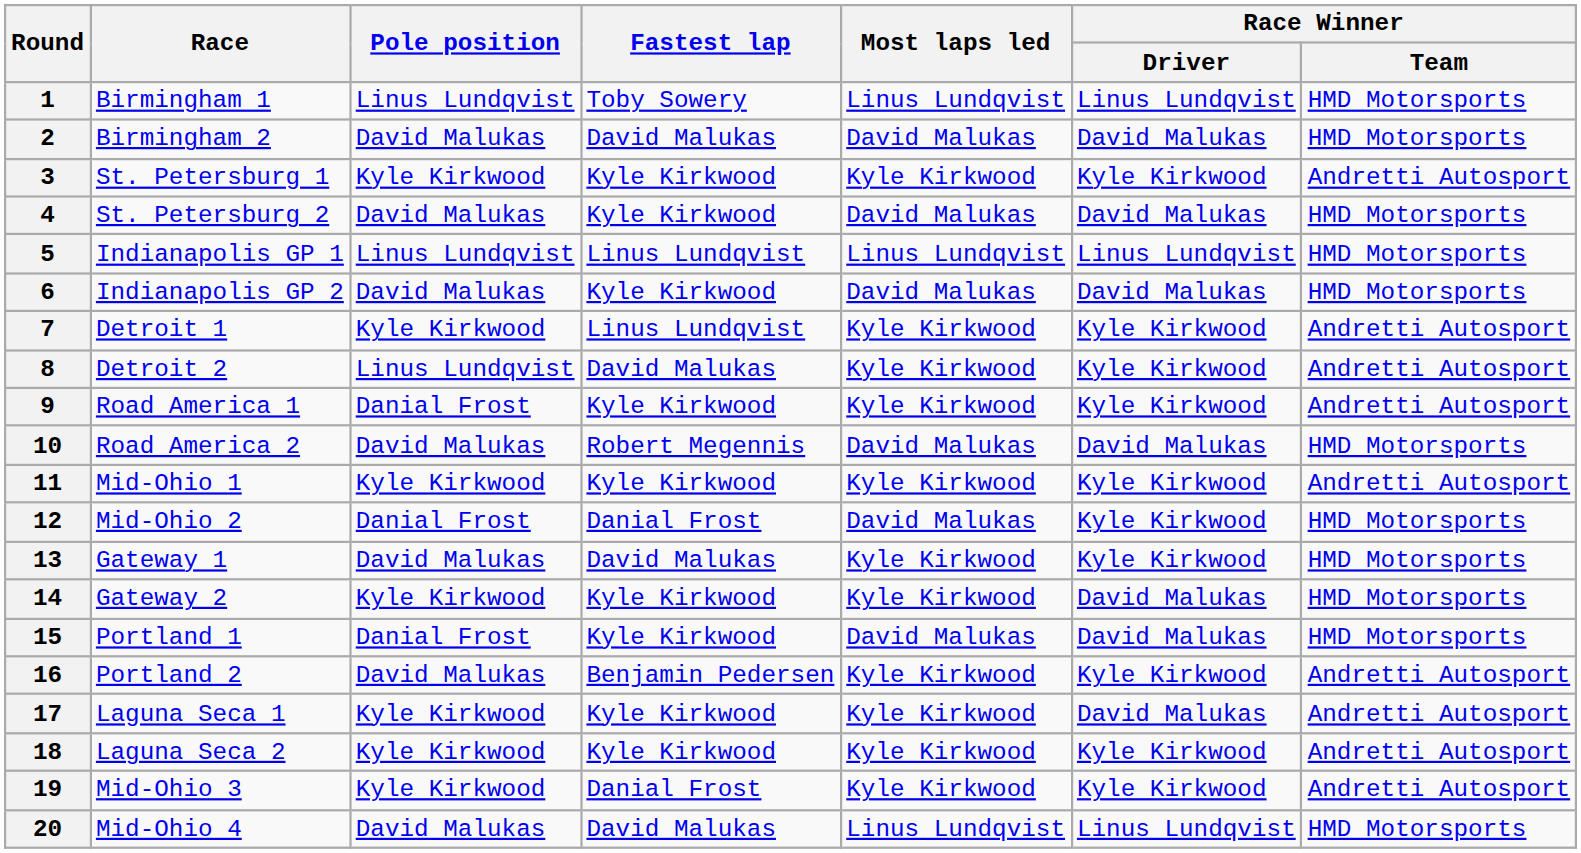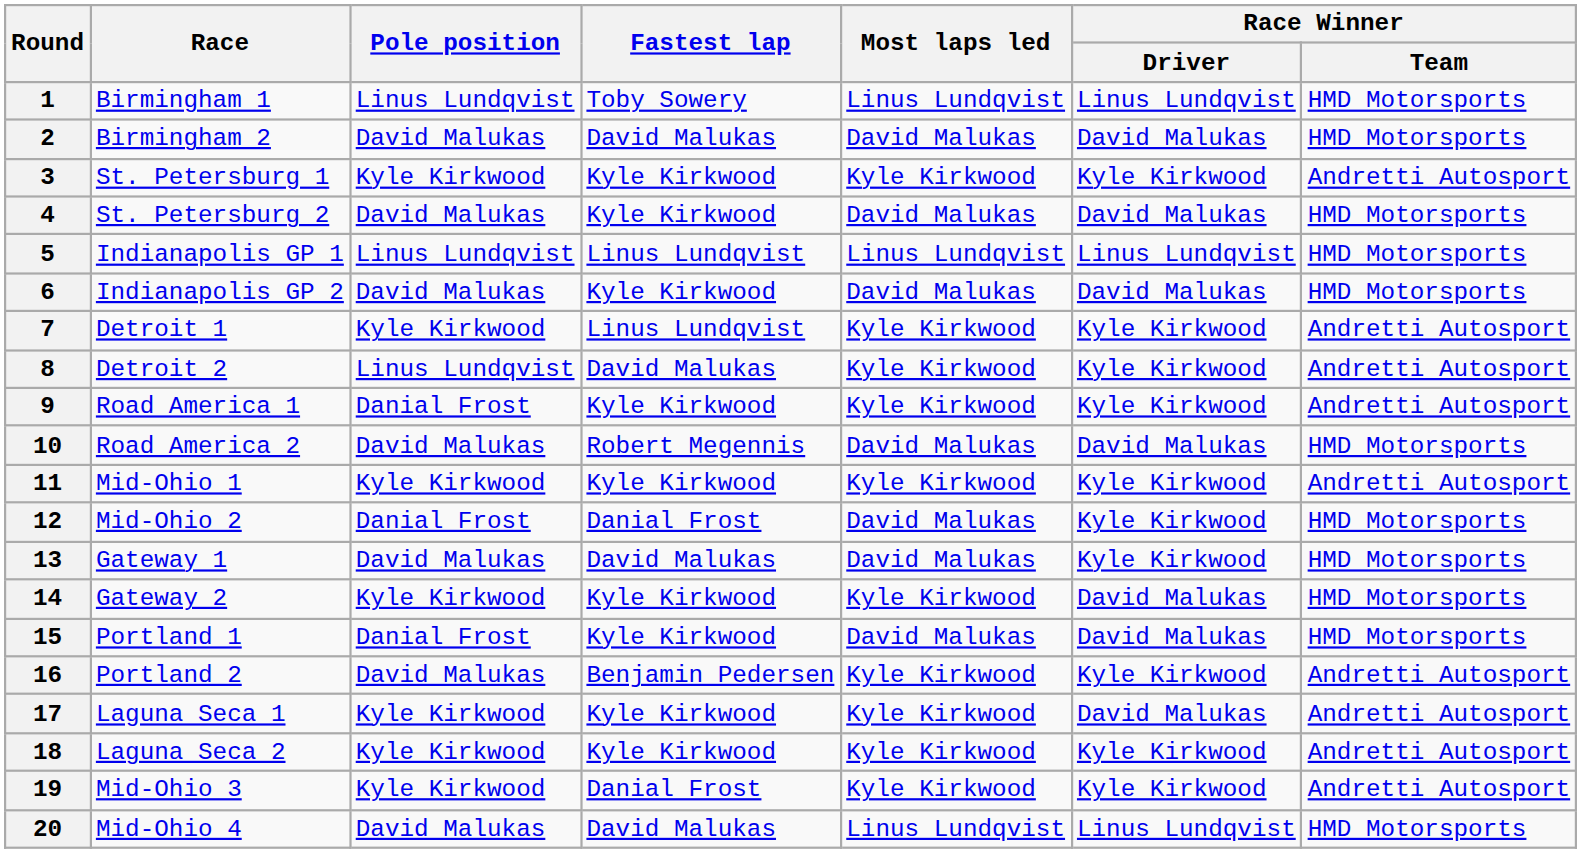(941, 560) Kyle Kirkwood -> (941, 560) David Malukas
